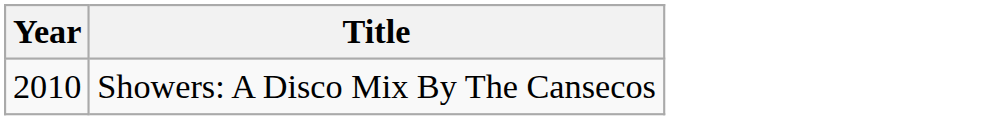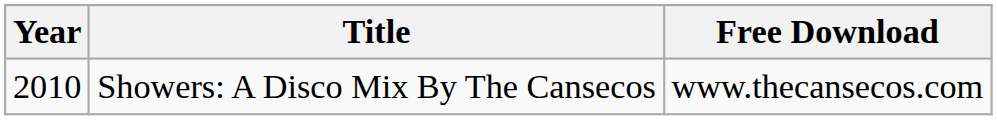+ column: (827, 31)
